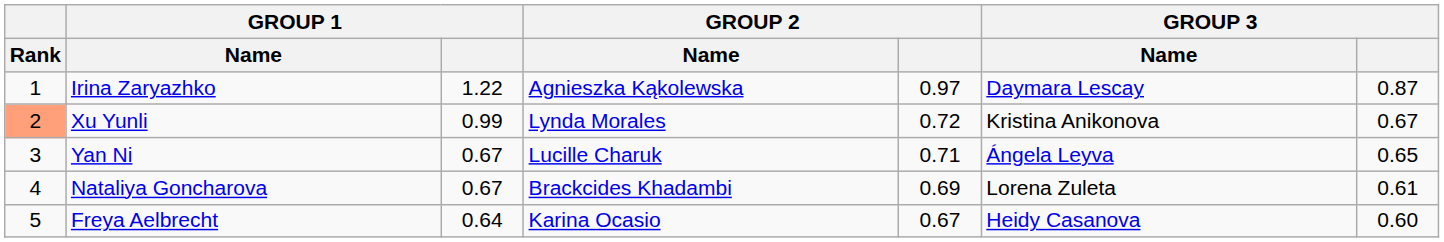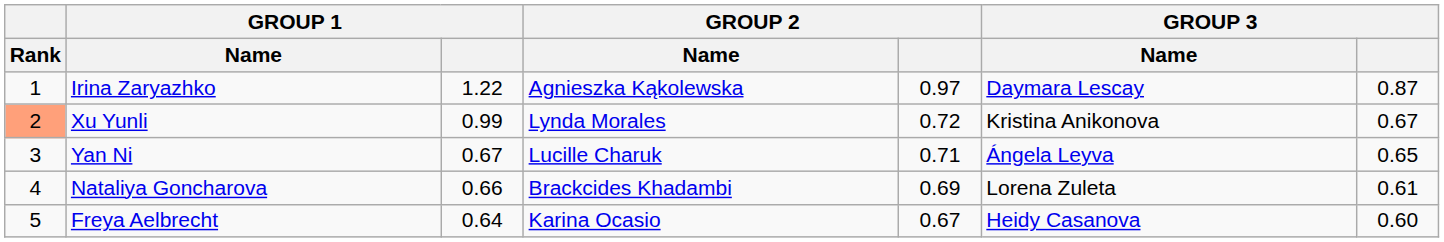(482, 188) 0.67 -> (482, 188) 0.66
